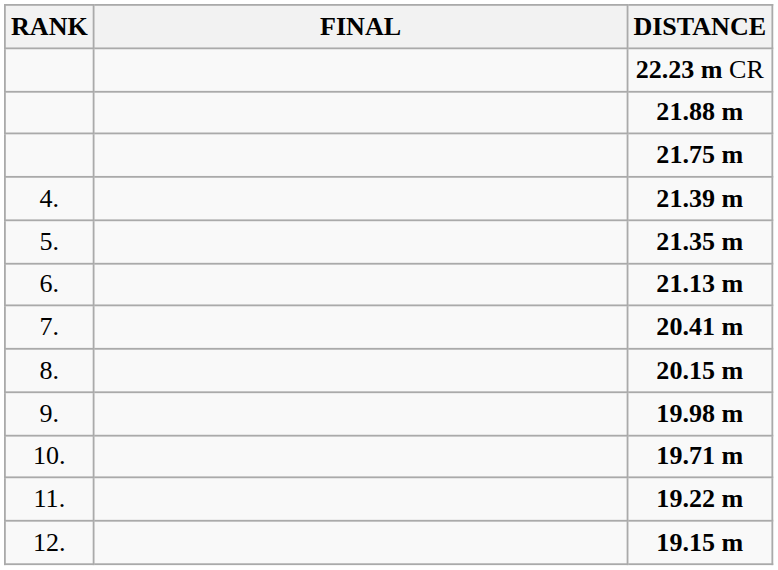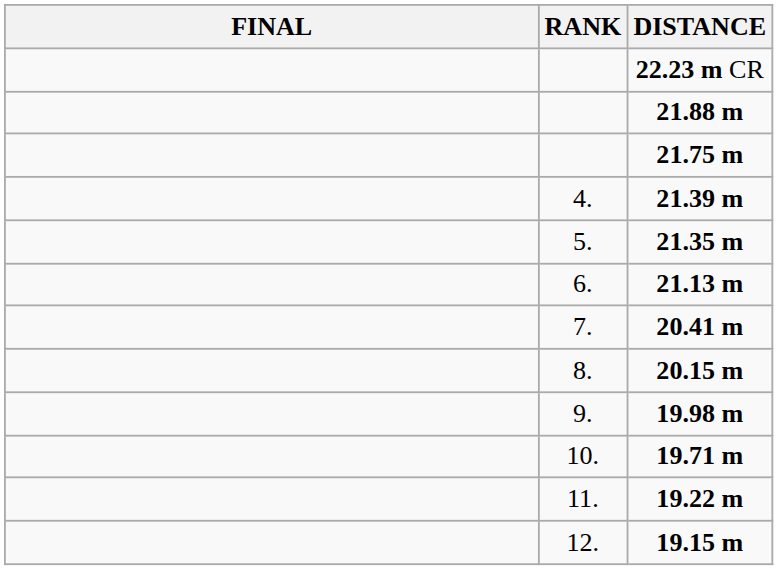columns swapped: (49, 26) <-> (361, 26)
